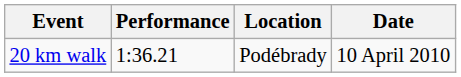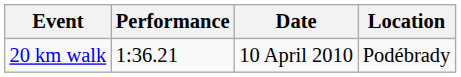columns swapped: (283, 21) <-> (393, 21)
